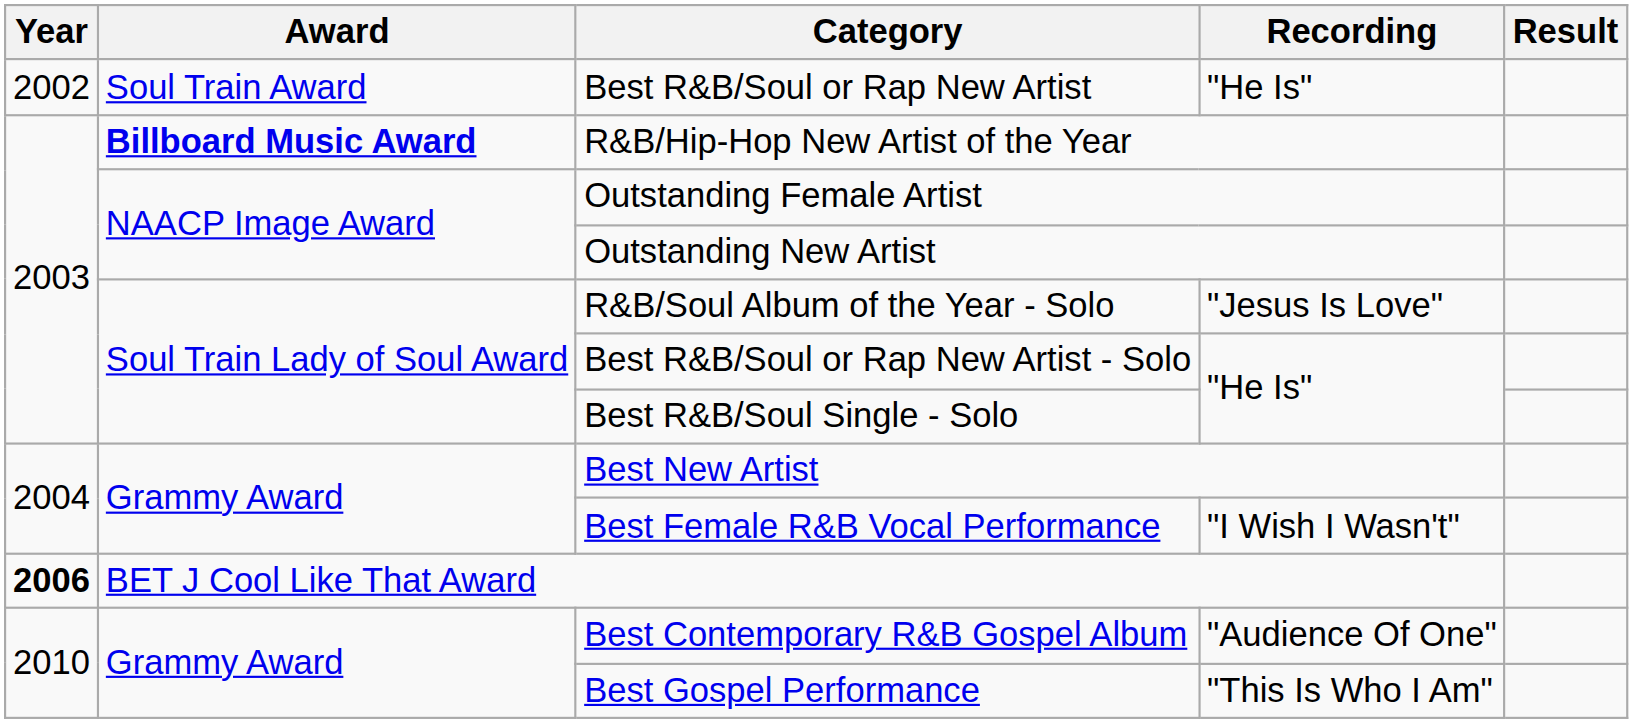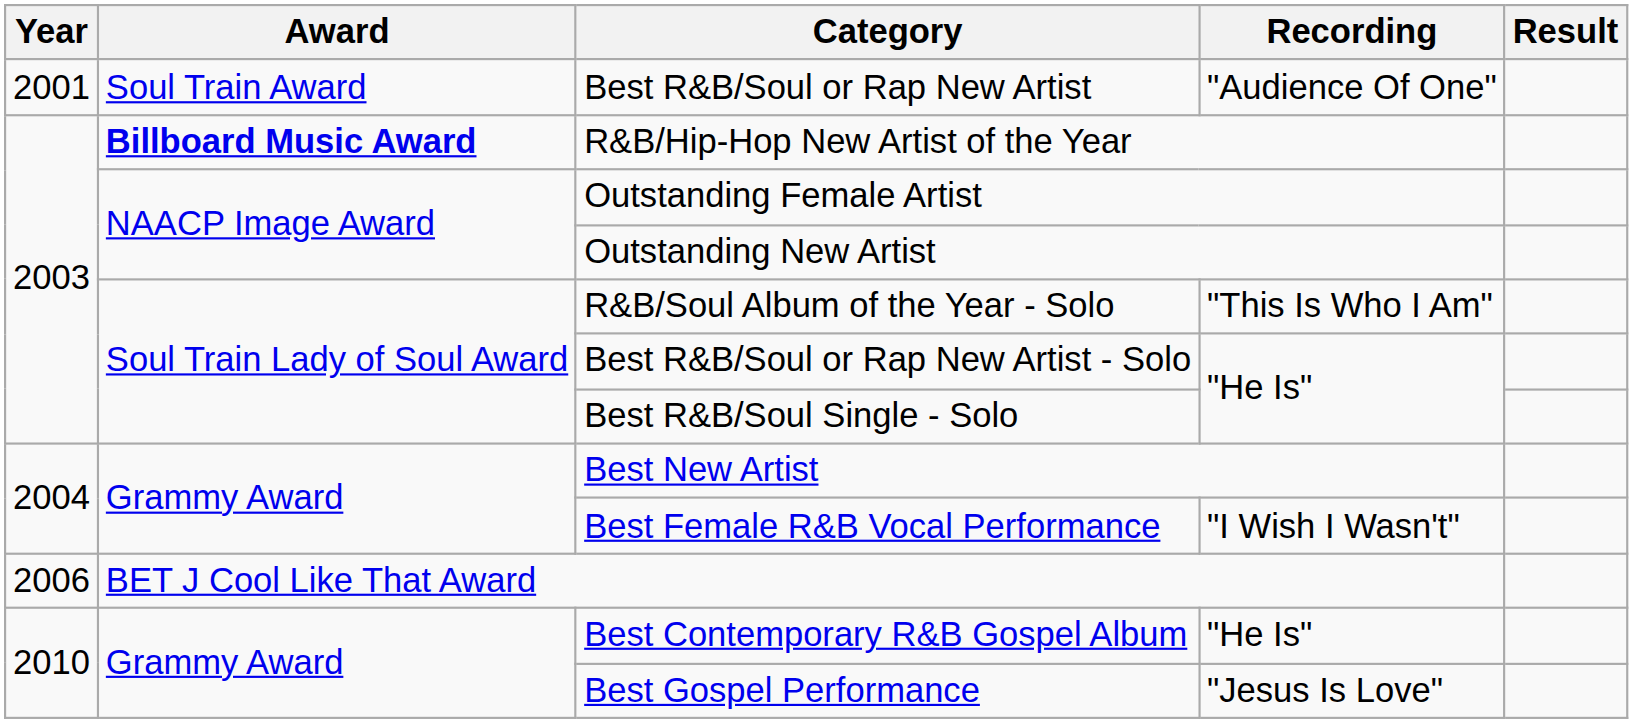(51, 86) 2002 -> (51, 86) 2001
(1260, 86) "He Is" -> (1352, 86) "Audience Of One"
(1325, 305) "Jesus Is Love" -> (1350, 305) "This Is Who I Am"
(51, 580) bold -> (51, 580) normal
(1352, 634) "Audience Of One" -> (1260, 634) "He Is"
(1350, 689) "This Is Who I Am" -> (1325, 689) "Jesus Is Love"
